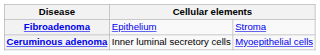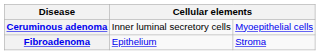rows swapped: (57, 27) <-> (57, 42)
